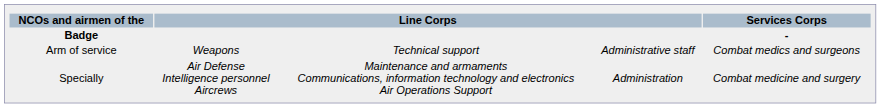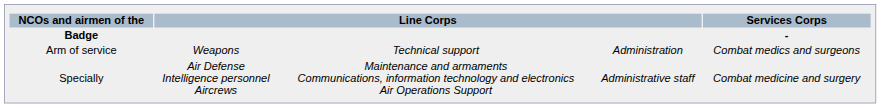(648, 51) Administrative staff -> (648, 51) Administration
(648, 78) Administration -> (648, 78) Administrative staff
